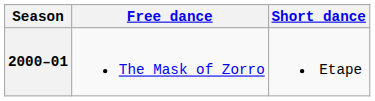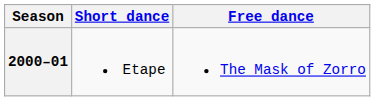columns swapped: (319, 16) <-> (170, 16)
